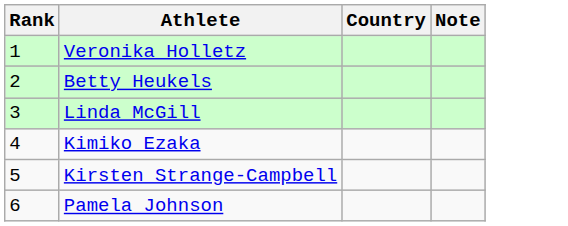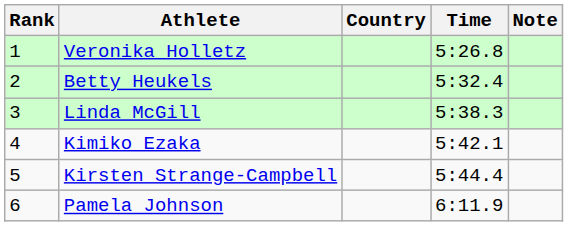+ column: (469, 20)
